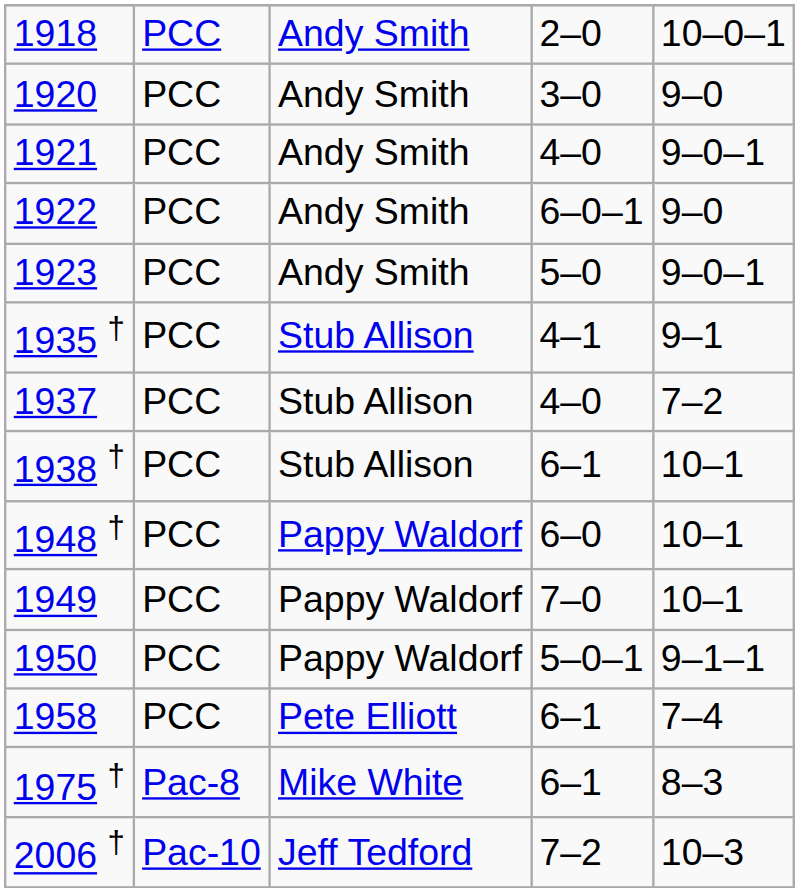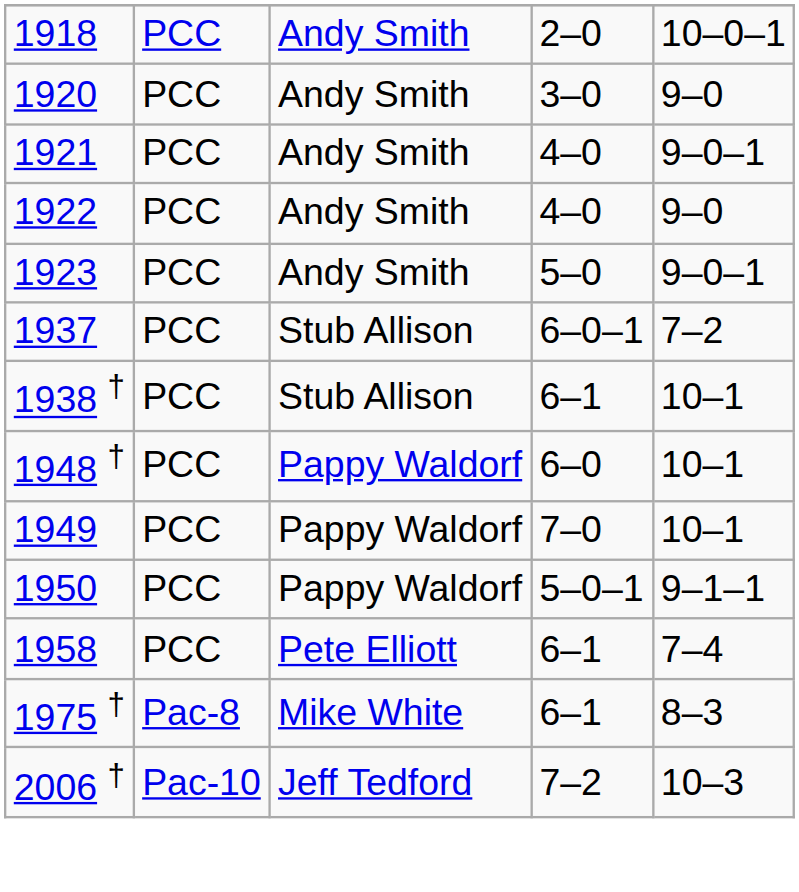(592, 212) 6–0–1 -> (571, 212) 4–0
- row: (69, 336)
(571, 400) 4–0 -> (592, 331) 6–0–1
